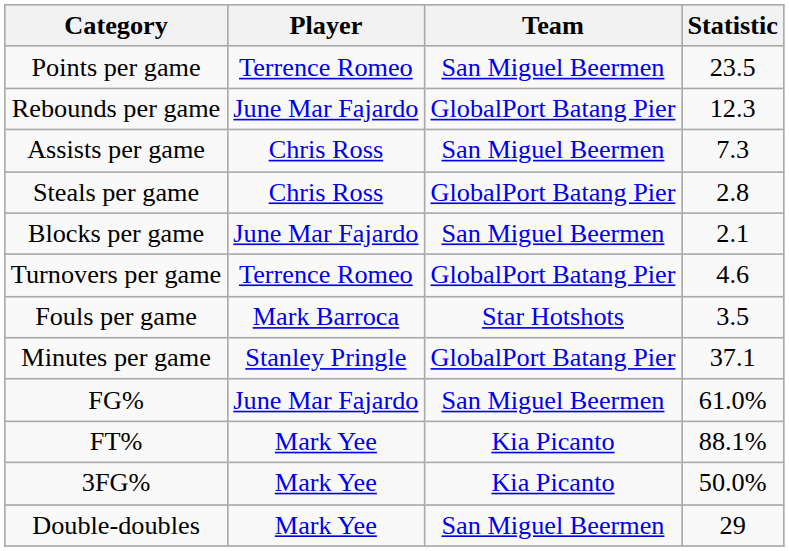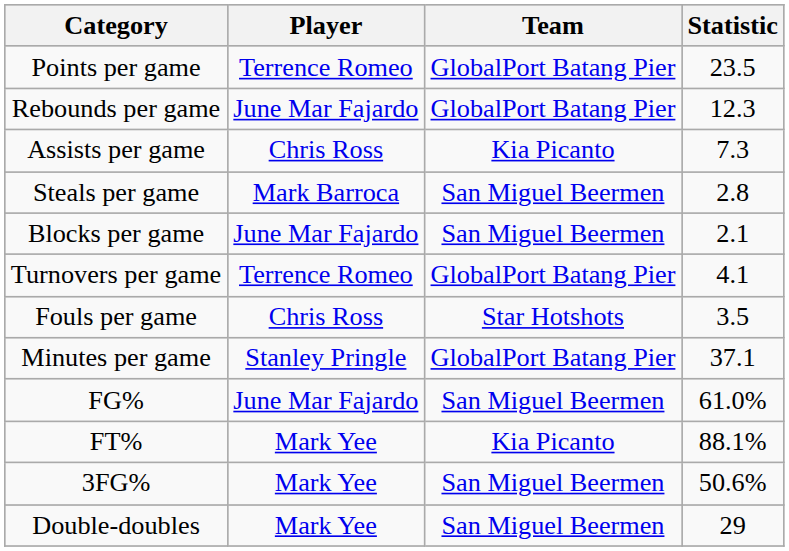(553, 66) San Miguel Beermen -> (553, 66) GlobalPort Batang Pier
(553, 150) San Miguel Beermen -> (553, 150) Kia Picanto
(326, 191) Chris Ross -> (326, 191) Mark Barroca
(553, 191) GlobalPort Batang Pier -> (553, 191) San Miguel Beermen
(733, 274) 4.6 -> (733, 274) 4.1
(326, 316) Mark Barroca -> (326, 316) Chris Ross
(553, 483) Kia Picanto -> (553, 483) San Miguel Beermen
(733, 483) 50.0% -> (733, 483) 50.6%
